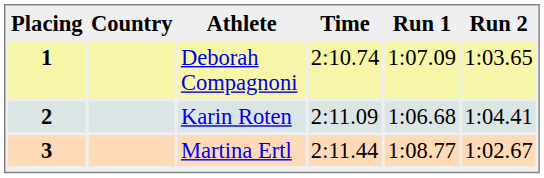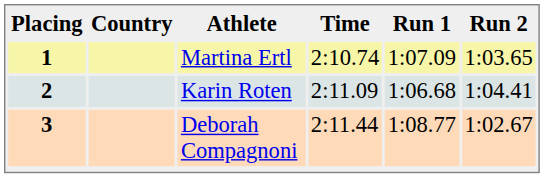(239, 70) Deborah Compagnoni -> (236, 57) Martina Ertl
(236, 150) Martina Ertl -> (239, 137) Deborah Compagnoni
